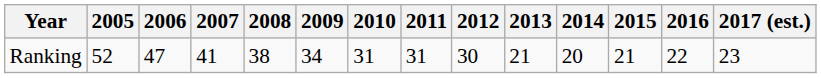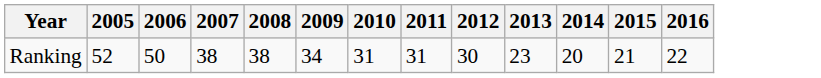- column: (765, 21)
(154, 55) 47 -> (154, 55) 50
(207, 55) 41 -> (207, 55) 38
(520, 55) 21 -> (520, 55) 23
